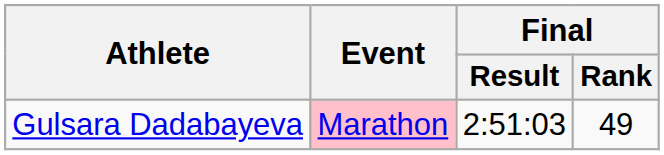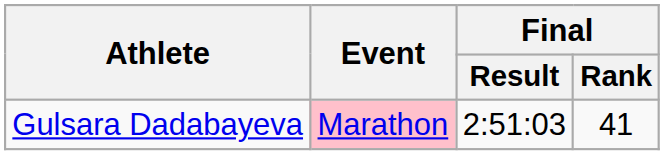(616, 125) 49 -> (616, 125) 41
